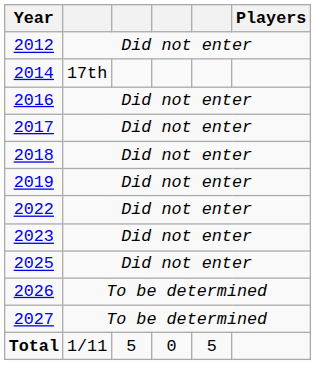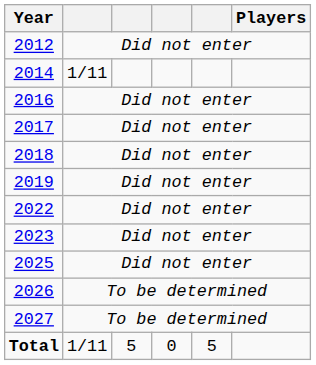(87, 73) 17th -> (87, 73) 1/11
